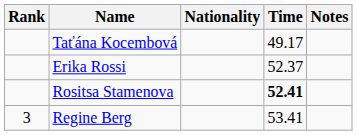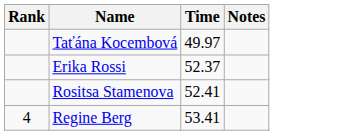- column: (222, 17)
(285, 42) 49.17 -> (202, 42) 49.97
(285, 92) bold -> (202, 92) normal
(27, 117) 3 -> (27, 117) 4
